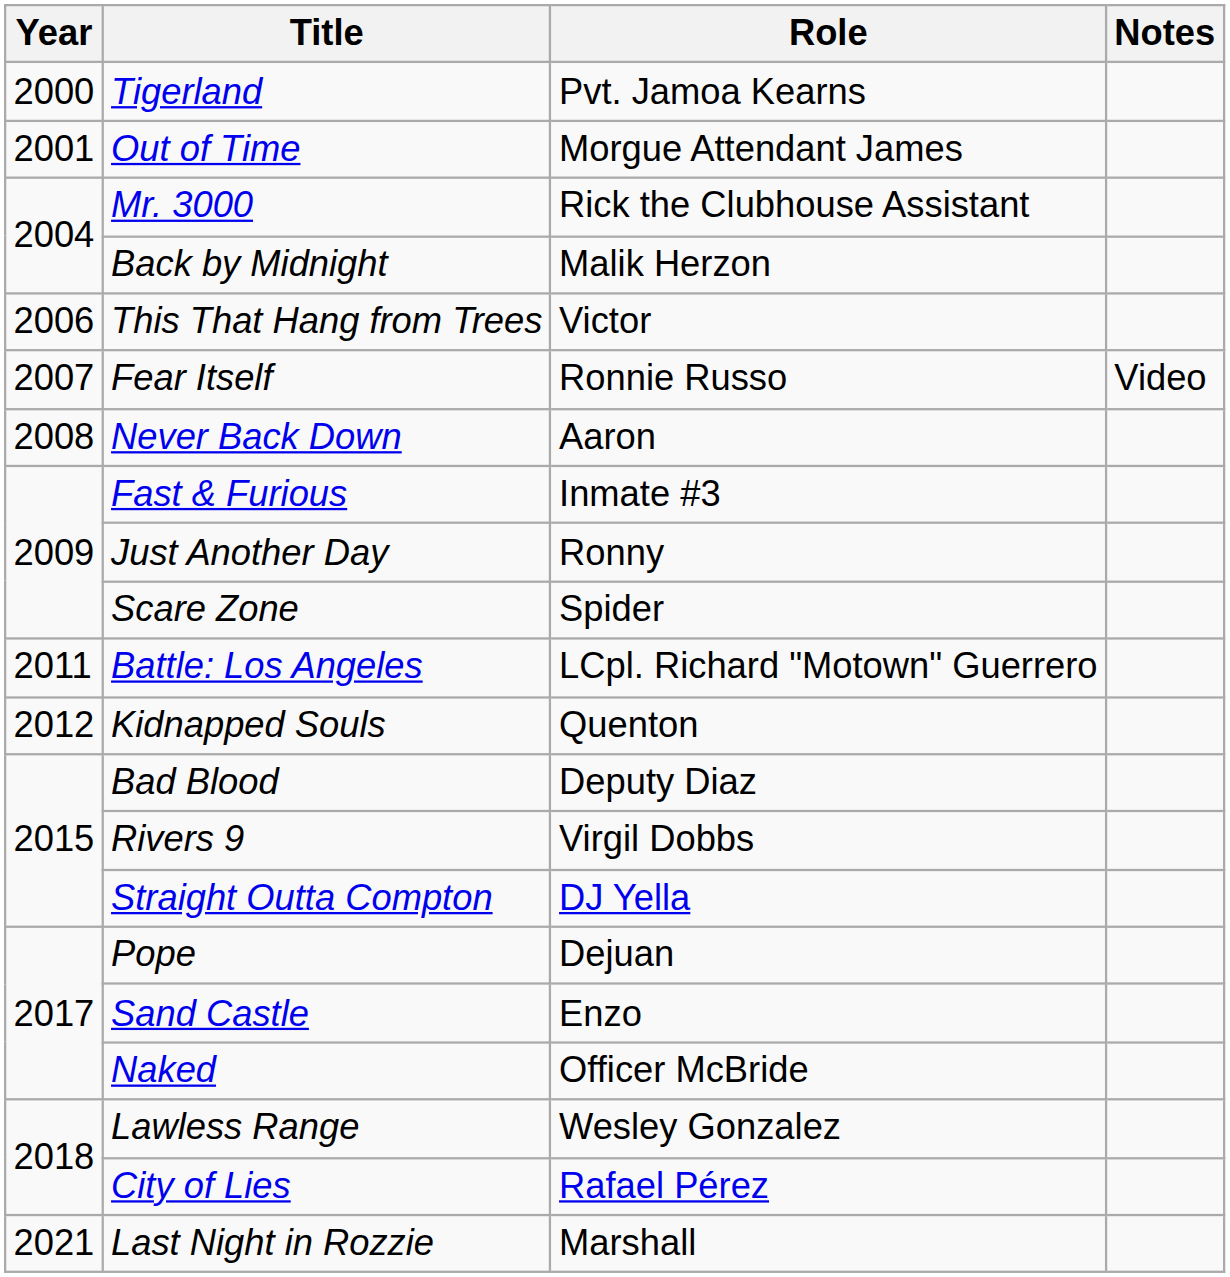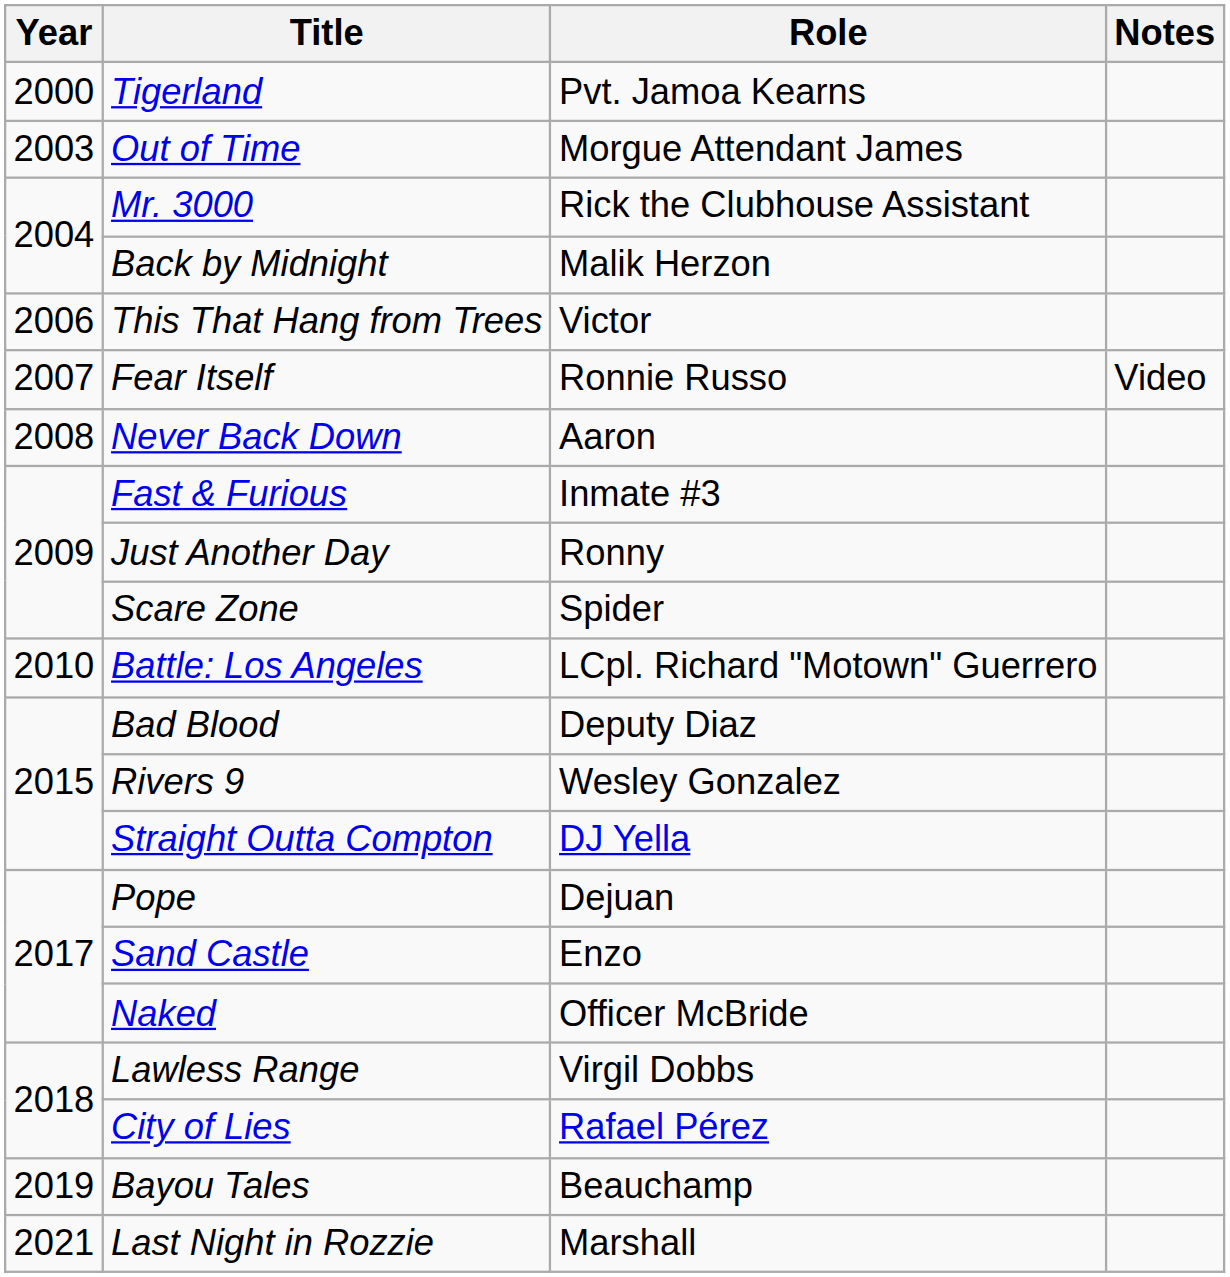(54, 148) 2001 -> (54, 148) 2003
(53, 666) 2011 -> (54, 666) 2010
- row: (248, 724)
(657, 839) Virgil Dobbs -> (700, 782) Wesley Gonzalez
(700, 1127) Wesley Gonzalez -> (657, 1070) Virgil Dobbs
+ row: (210, 1185)
